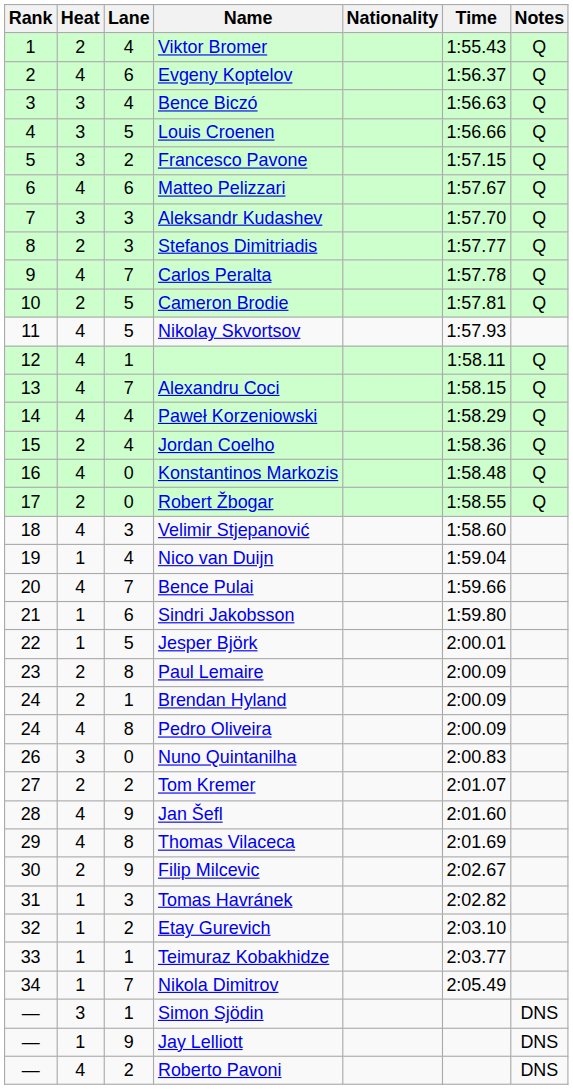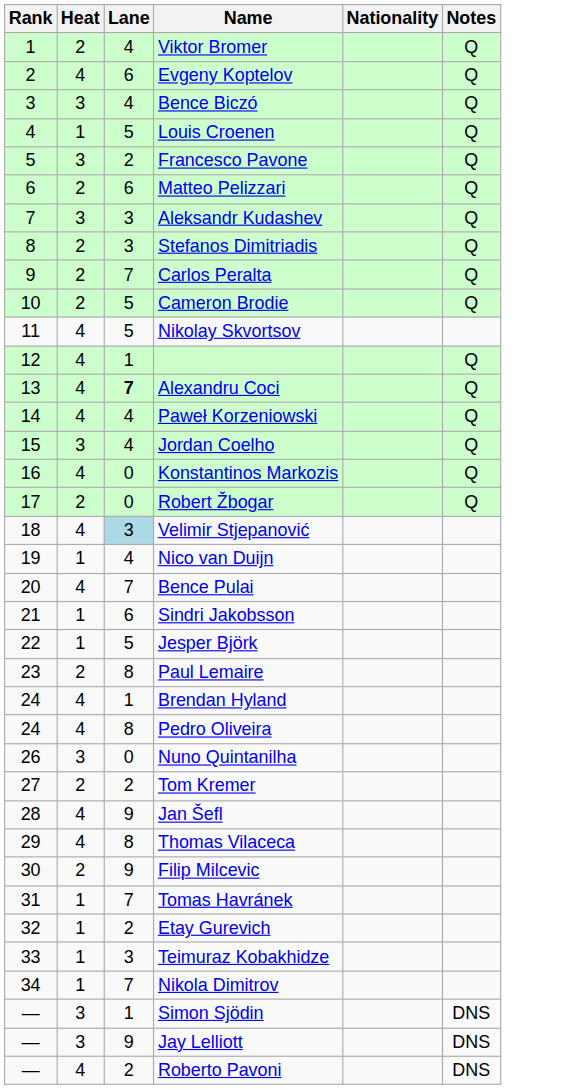- column: (476, 18)
(80, 132) 3 -> (80, 132) 1
(80, 189) 4 -> (80, 189) 2
(80, 274) 4 -> (80, 274) 2
(129, 388) normal -> (129, 388) bold
(80, 445) 2 -> (80, 445) 3
(129, 530) no background -> (129, 530) lightblue background
(80, 700) 2 -> (80, 700) 4
(129, 899) 3 -> (129, 899) 7
(129, 956) 1 -> (129, 956) 3
(80, 1041) 1 -> (80, 1041) 3
